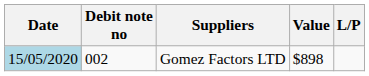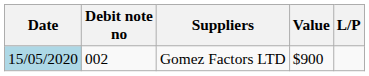(308, 58) $898 -> (308, 58) $900
